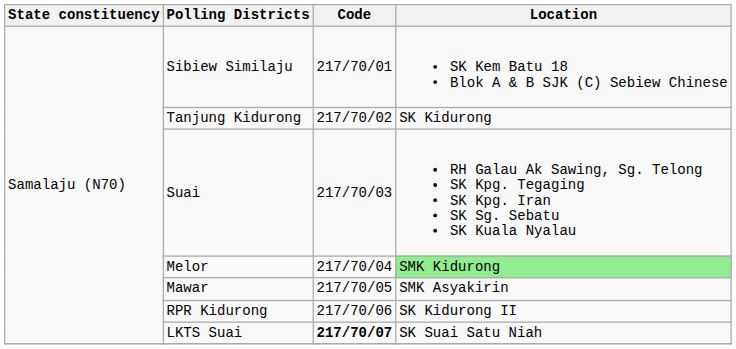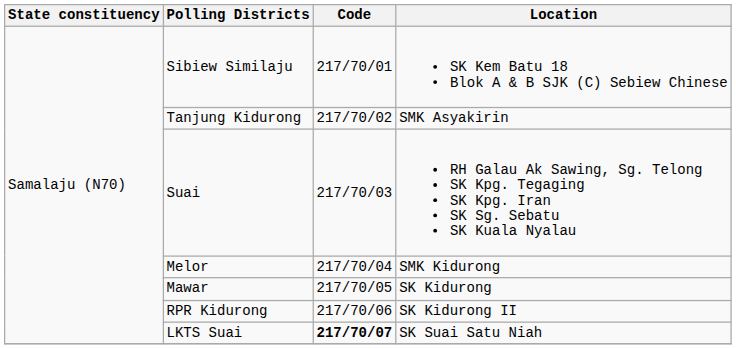(445, 118) SK Kidurong -> (454, 118) SMK Asyakirin
(450, 267) lightgreen background -> (450, 267) no background
(454, 289) SMK Asyakirin -> (445, 289) SK Kidurong
